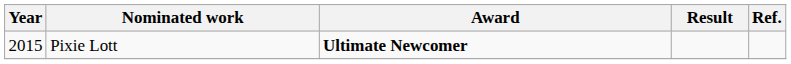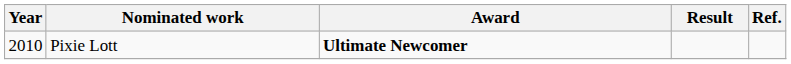(25, 44) 2015 -> (25, 44) 2010
